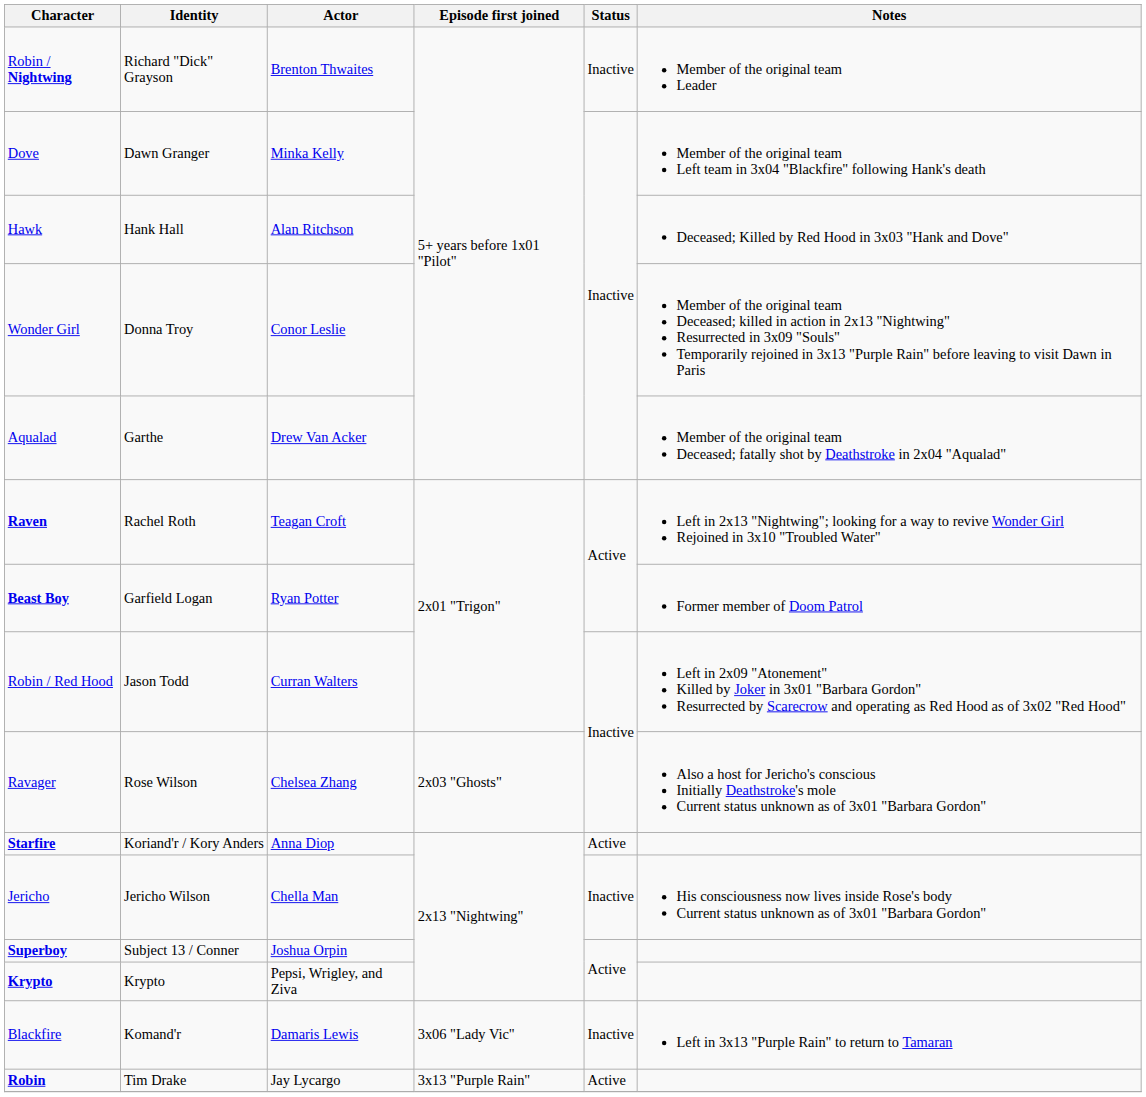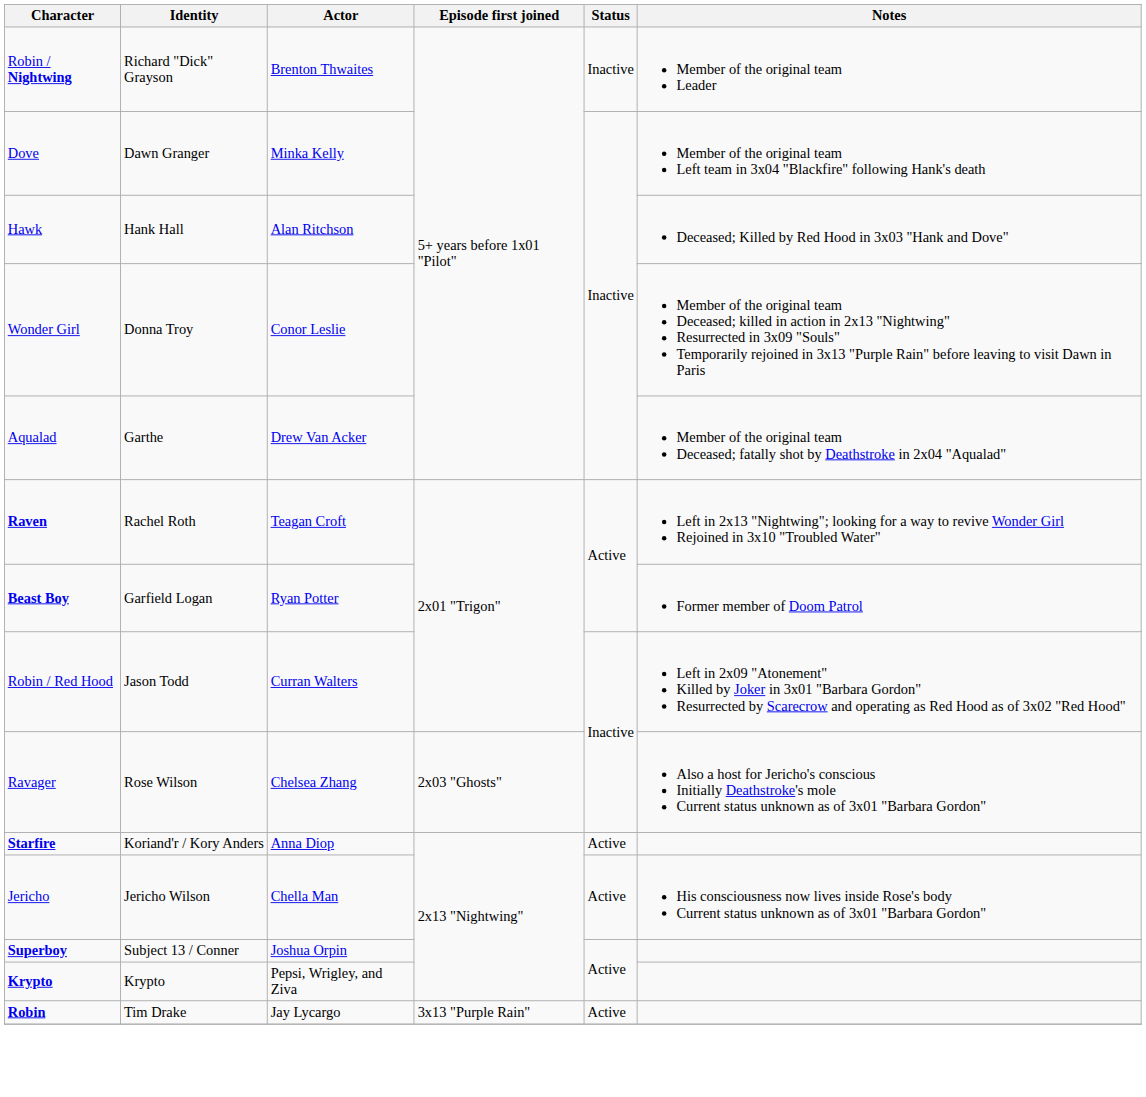(611, 897) Inactive -> (607, 897) Active
- row: (35, 1034)
